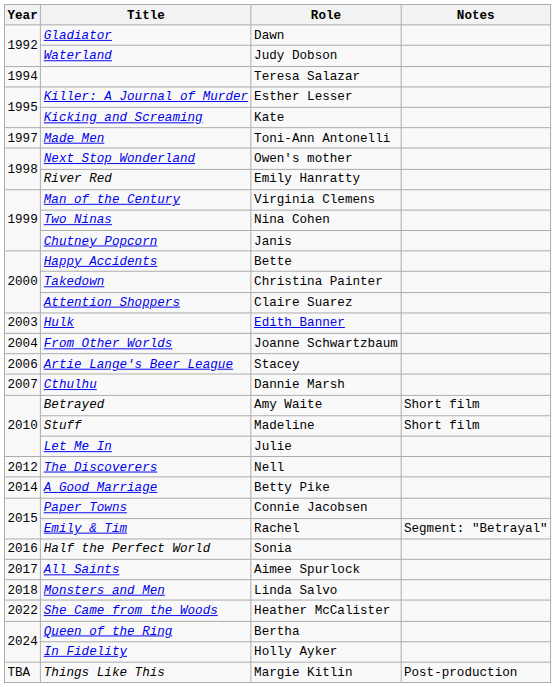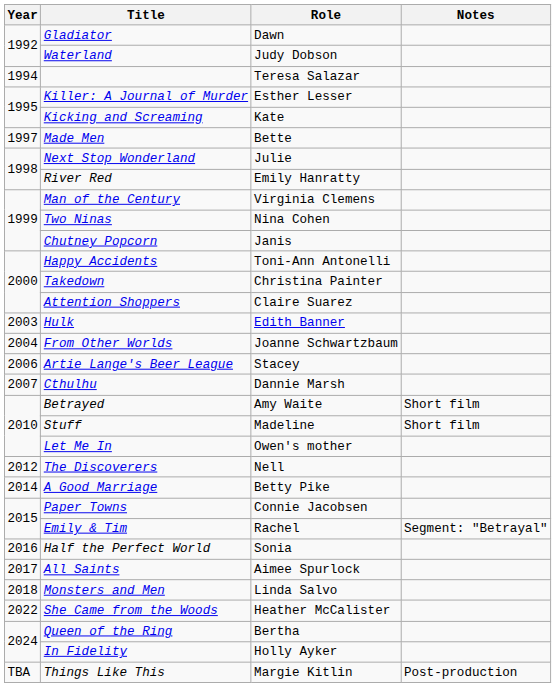(322, 138) Toni-Ann Antonelli -> (273, 138) Bette
(303, 159) Owen's mother -> (273, 159) Julie
(273, 261) Bette -> (322, 261) Toni-Ann Antonelli
(273, 446) Julie -> (303, 446) Owen's mother
